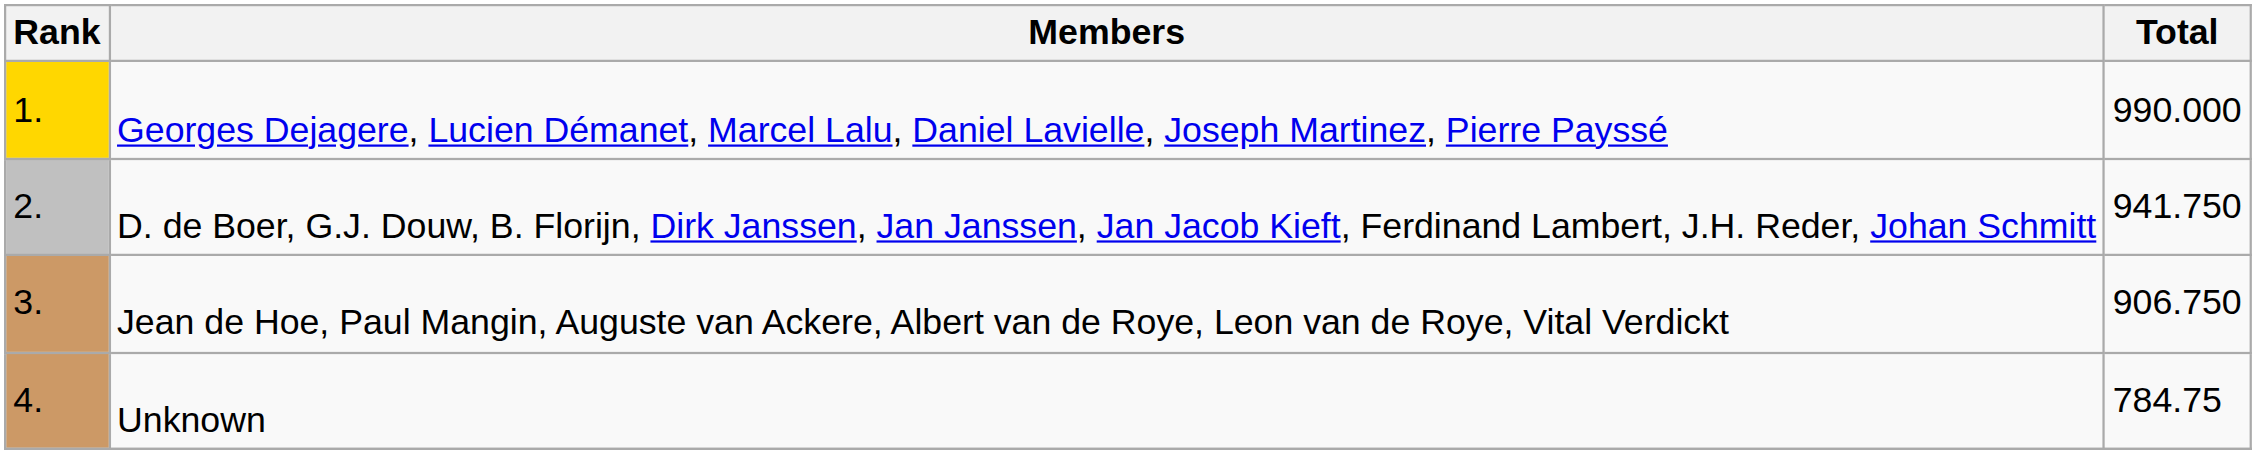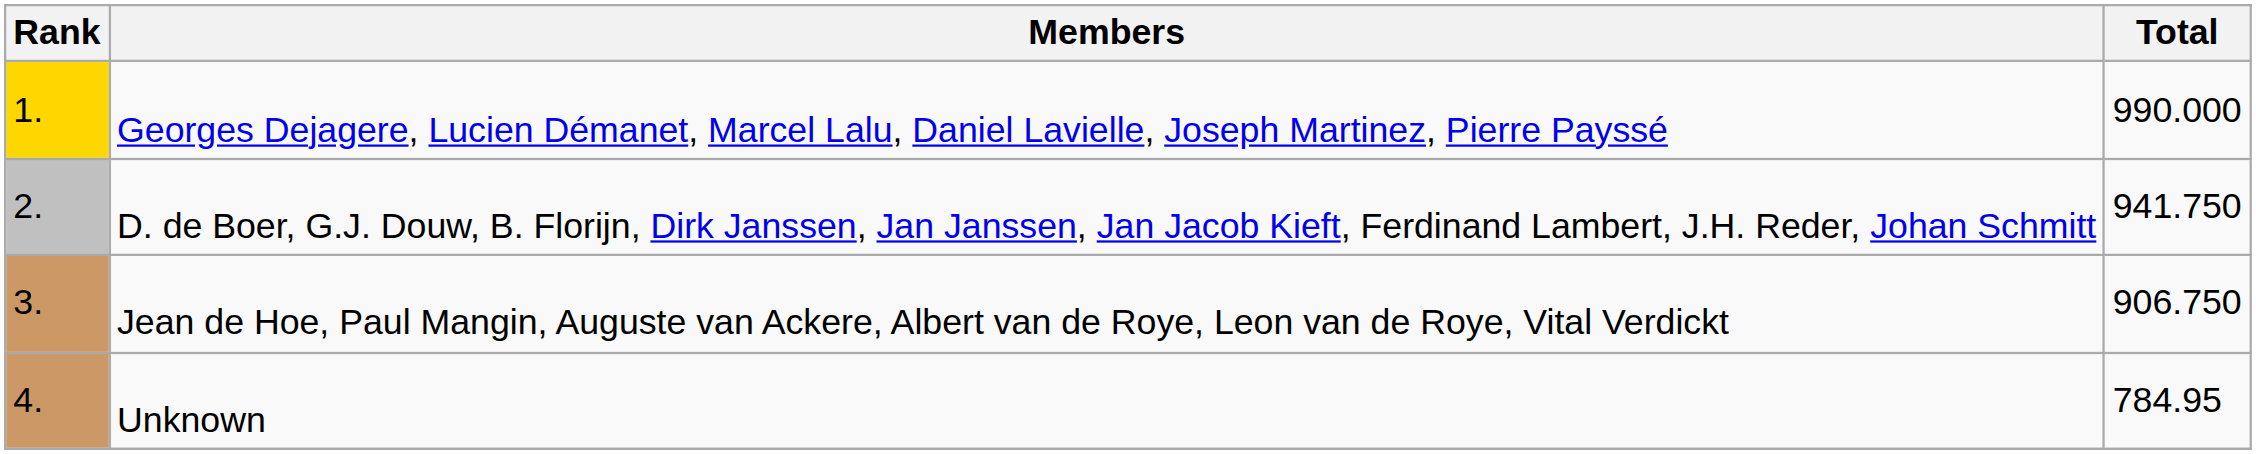(2167, 399) 784.75 -> (2167, 399) 784.95
